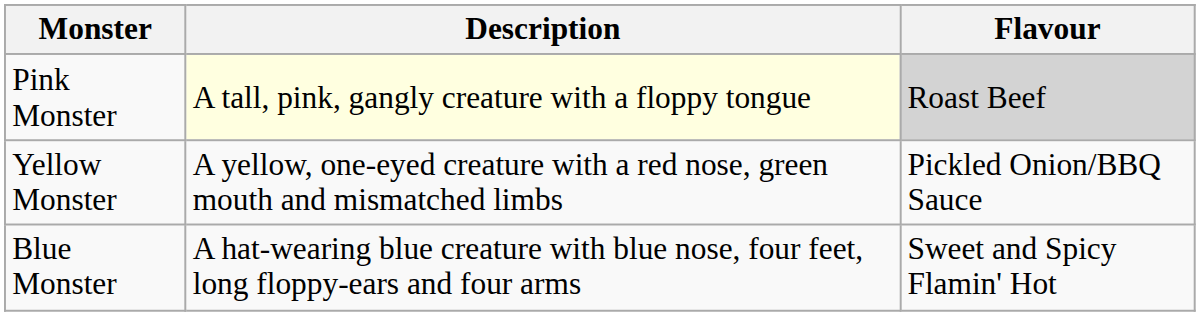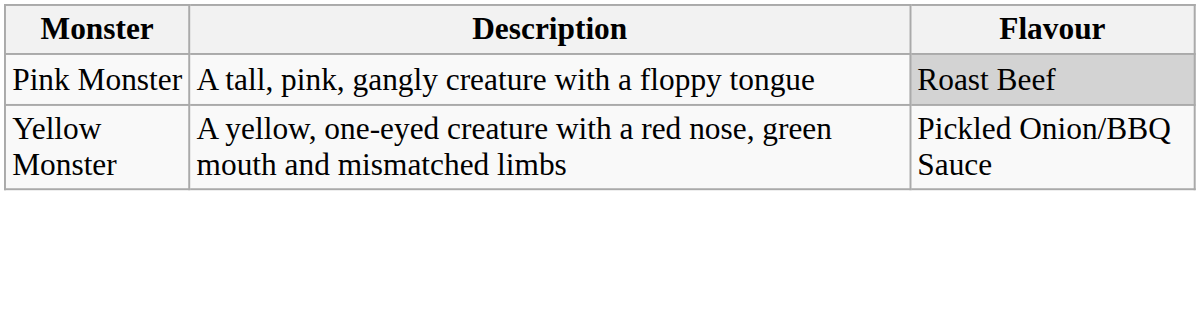(502, 96) lightyellow background -> (506, 79) no background
- row: (64, 266)
